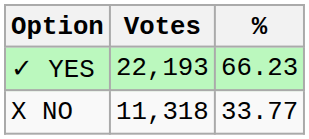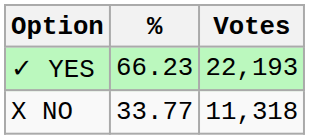columns swapped: (162, 26) <-> (260, 26)
